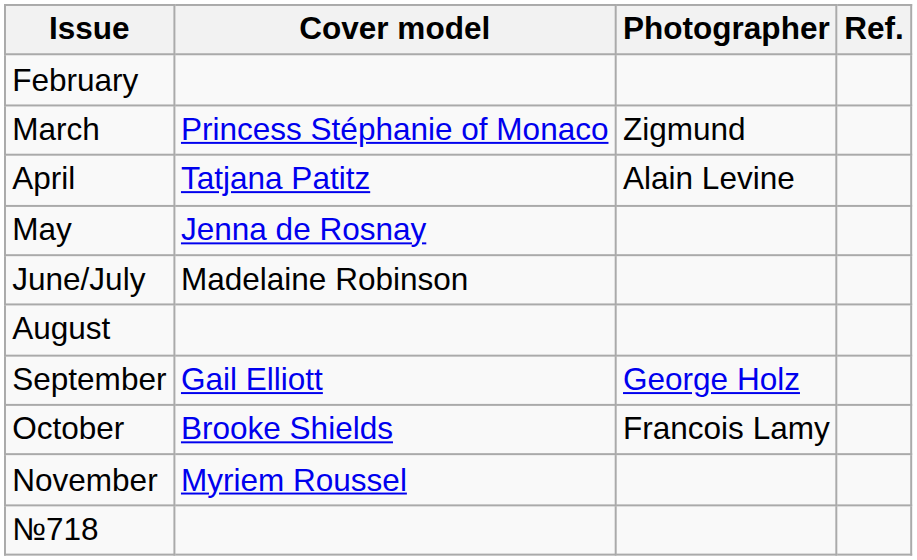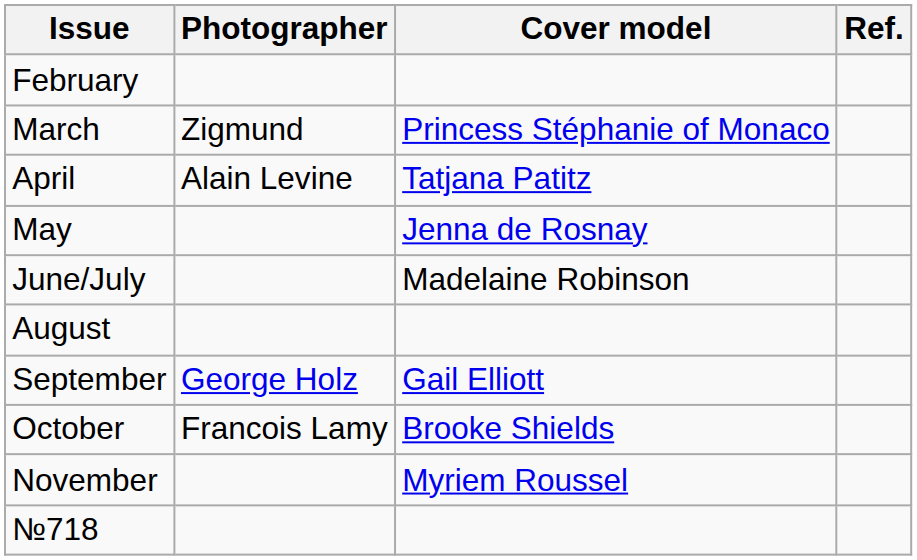columns swapped: (395, 29) <-> (726, 29)
